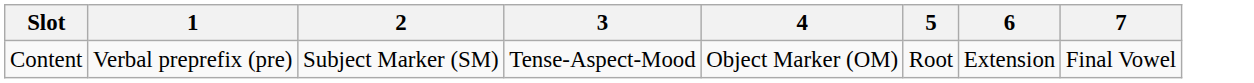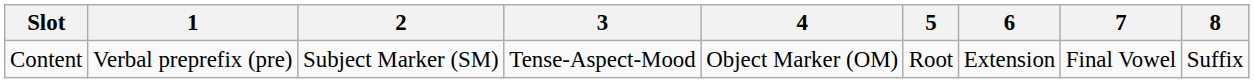+ column: (1215, 22)
